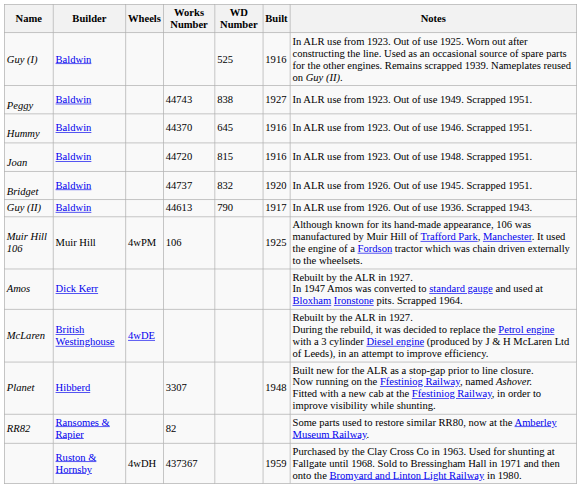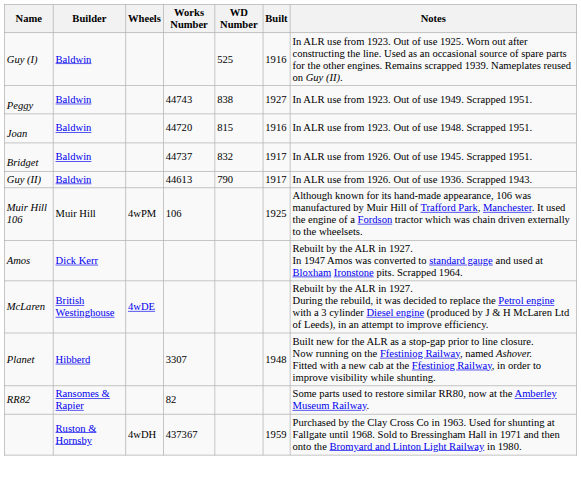- row: (23, 134)
(276, 185) 1920 -> (276, 157) 1917
